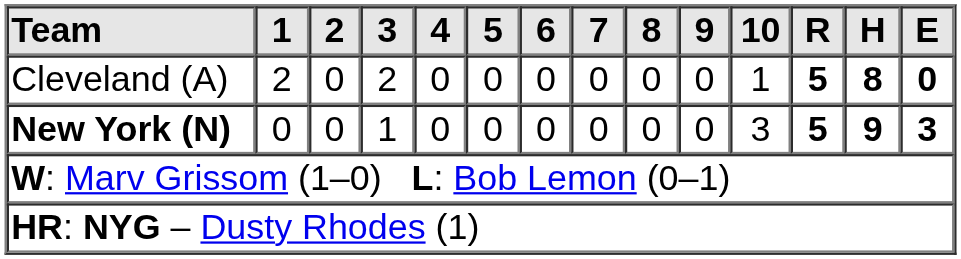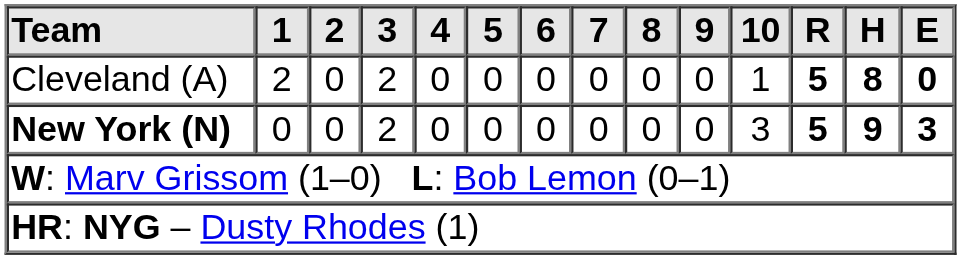(387, 128) 1 -> (387, 128) 2
